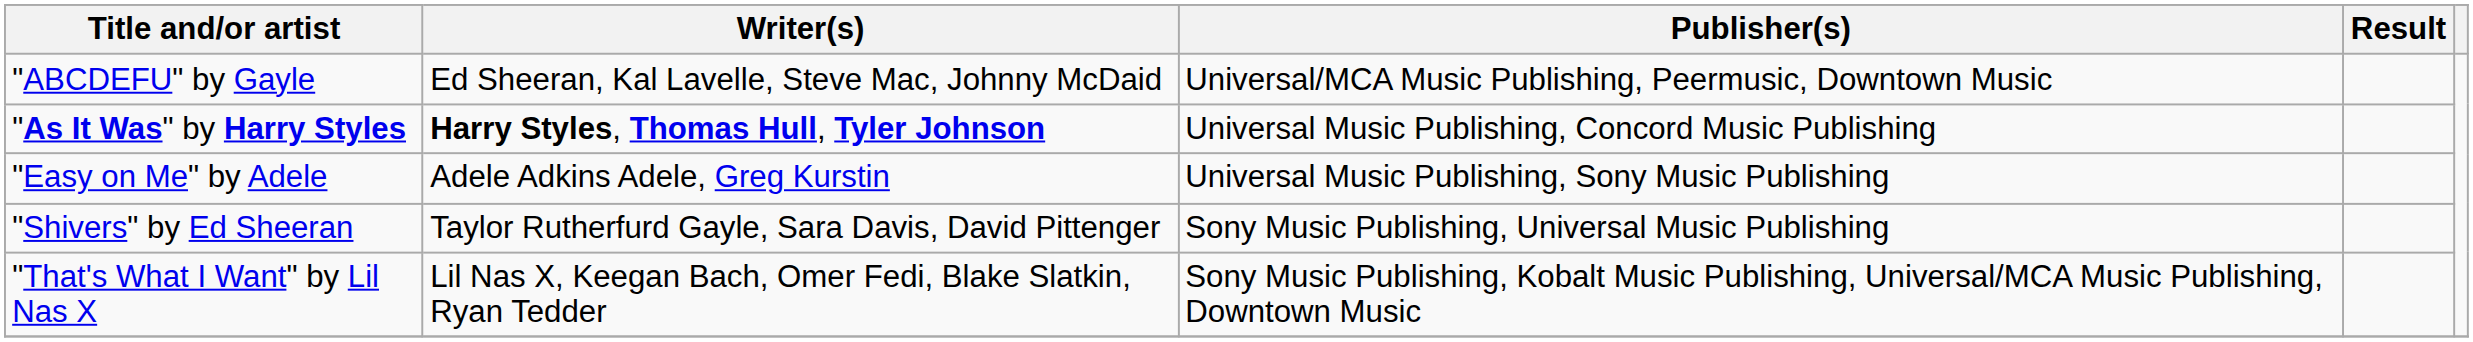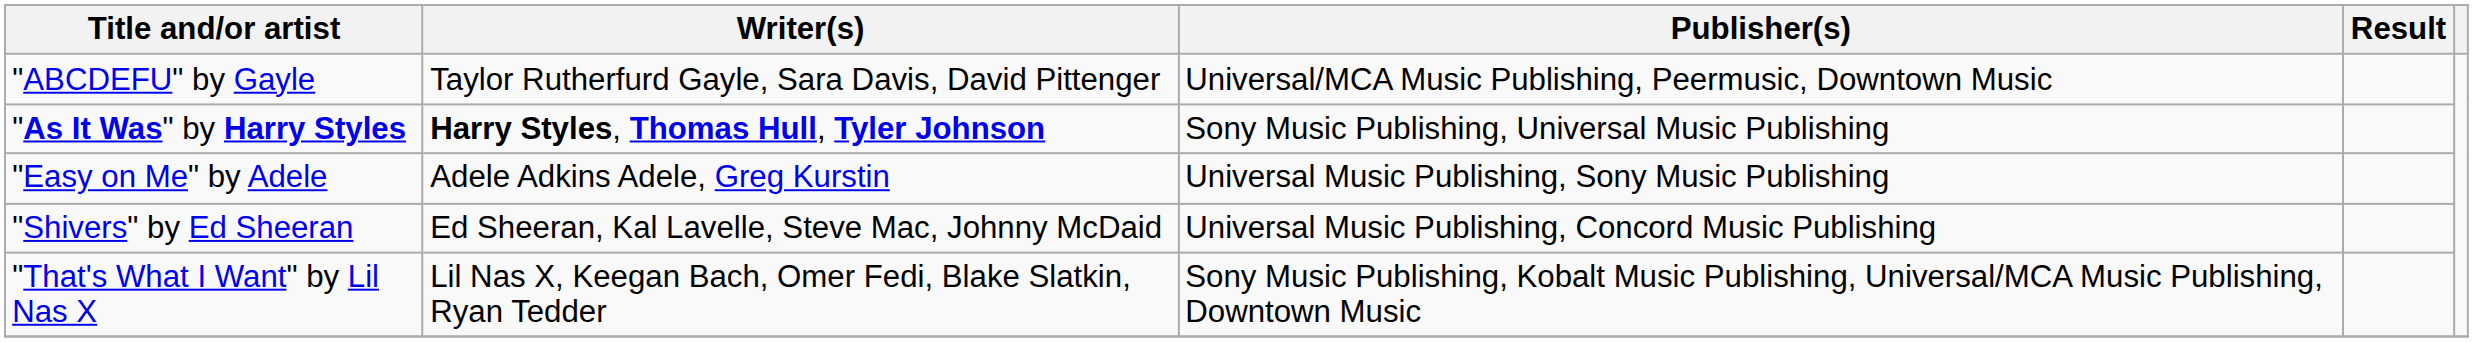(796, 78) Ed Sheeran, Kal Lavelle, Steve Mac, Johnny McDaid -> (795, 78) Taylor Rutherfurd Gayle, Sara Davis, David Pittenger
(1561, 128) Universal Music Publishing, Concord Music Publishing -> (1537, 128) Sony Music Publishing, Universal Music Publishing
(795, 227) Taylor Rutherfurd Gayle, Sara Davis, David Pittenger -> (796, 227) Ed Sheeran, Kal Lavelle, Steve Mac, Johnny McDaid
(1537, 227) Sony Music Publishing, Universal Music Publishing -> (1561, 227) Universal Music Publishing, Concord Music Publishing
